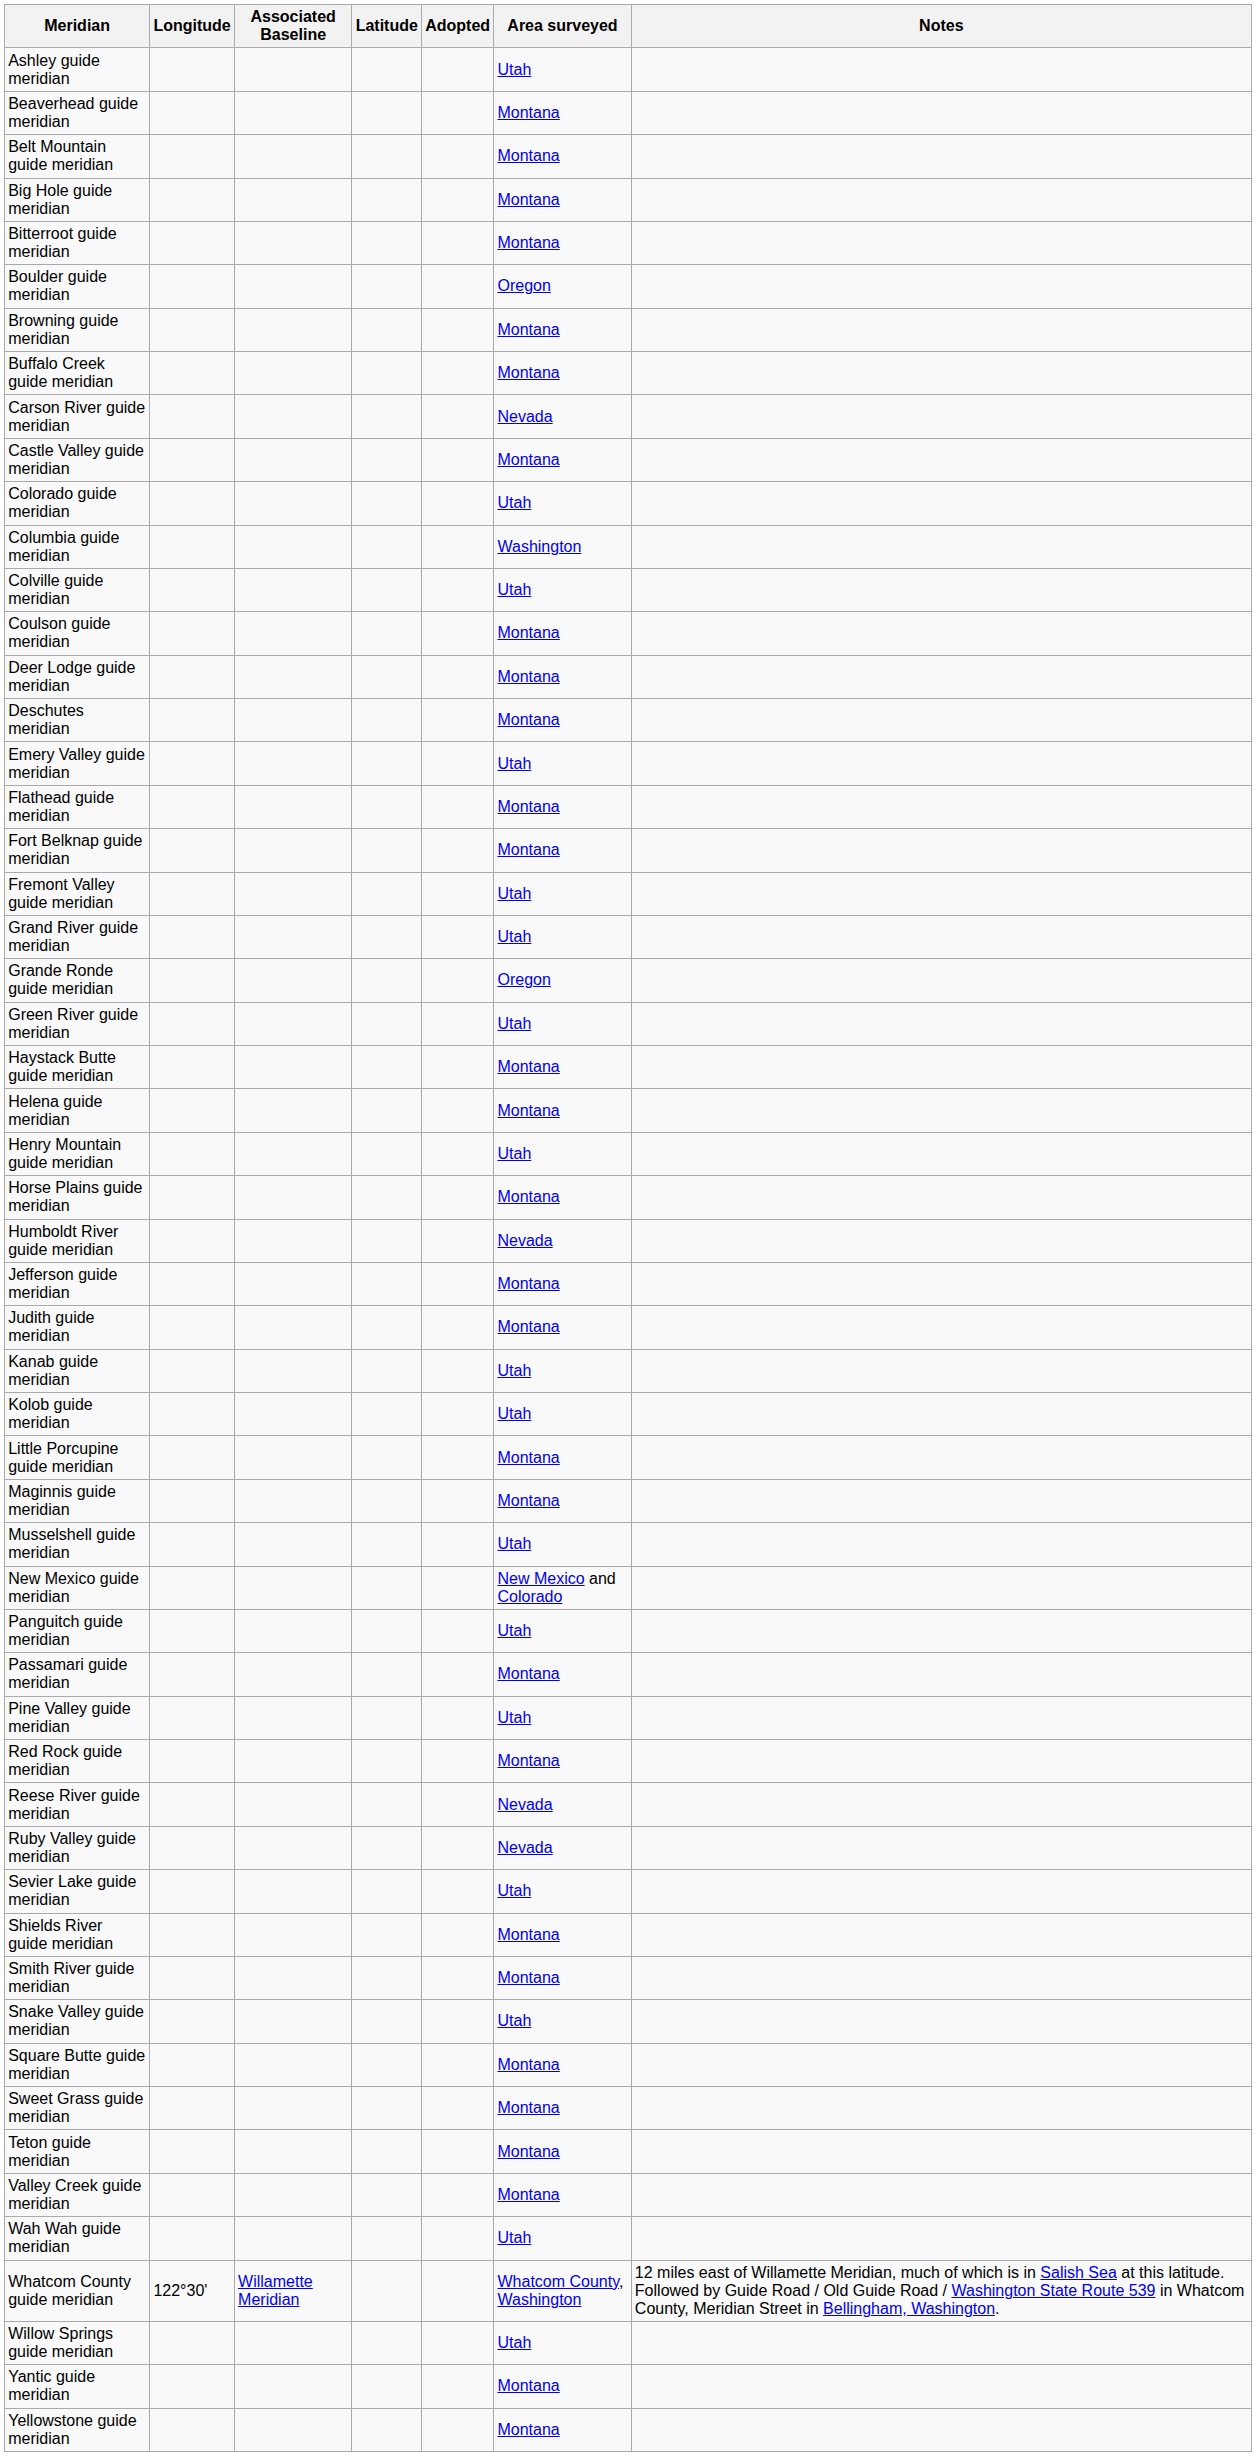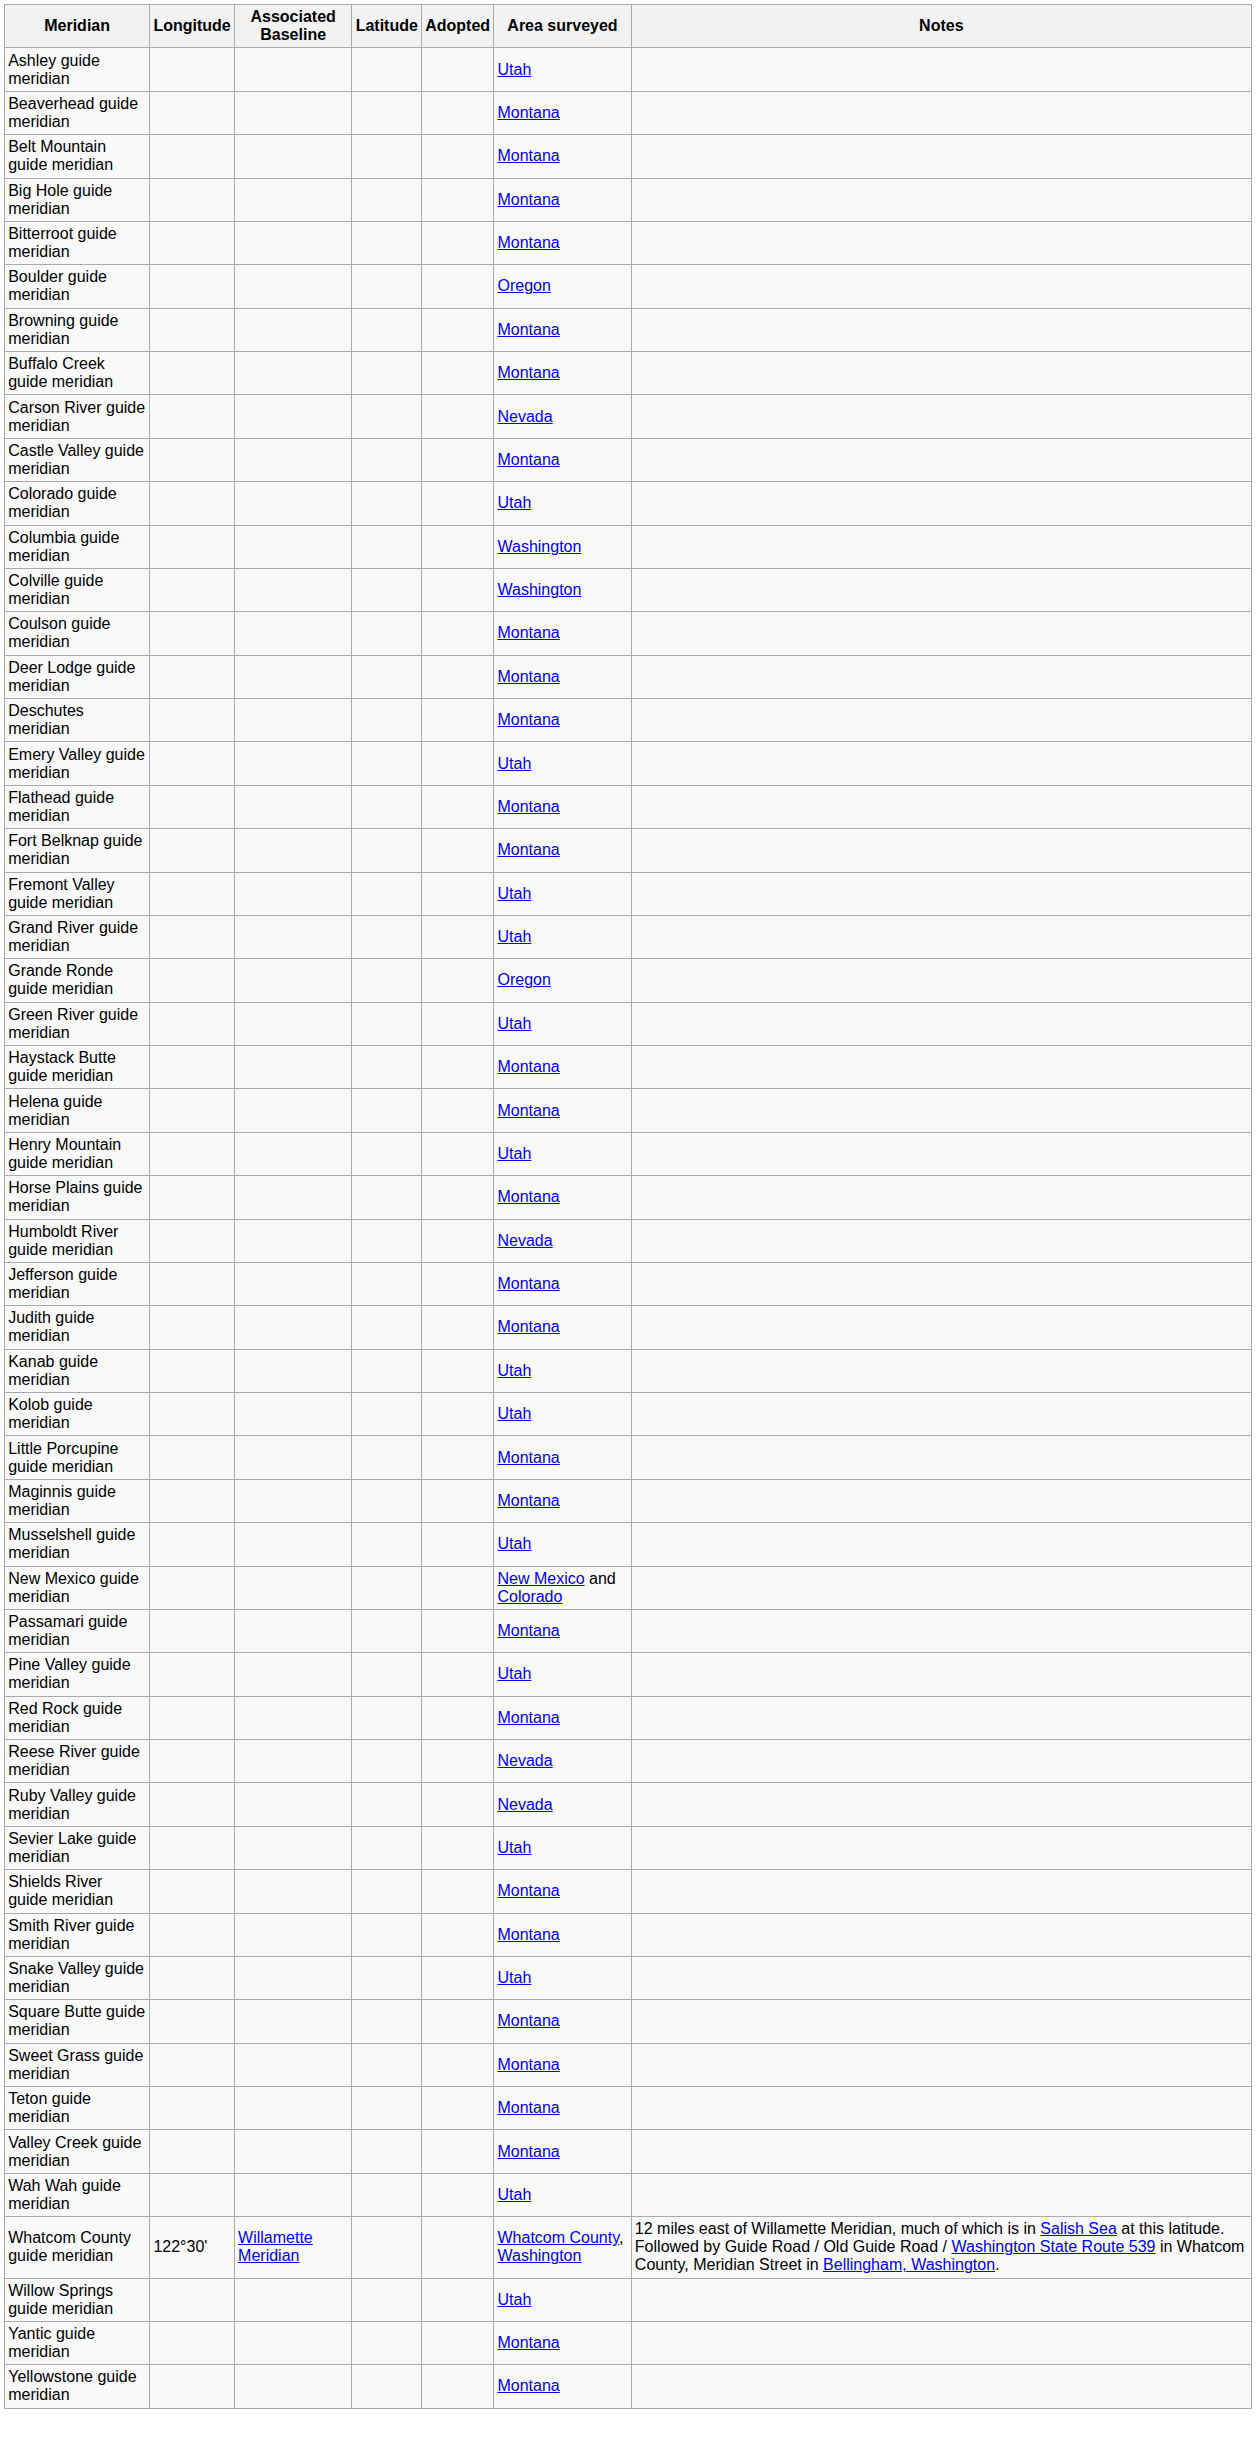(514, 590) Utah -> (539, 590) Washington
- row: (66, 1631)
